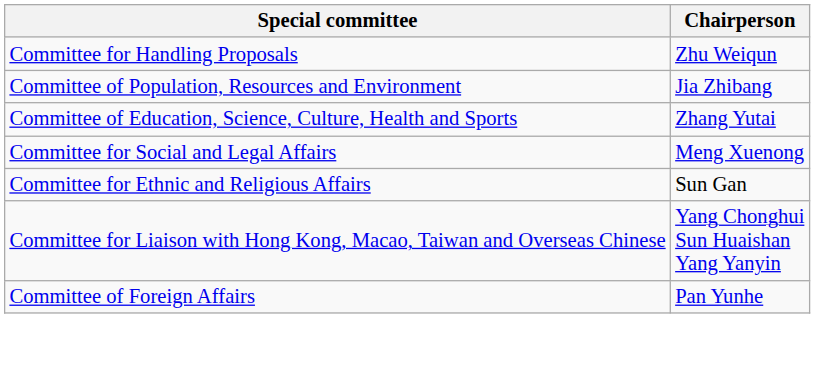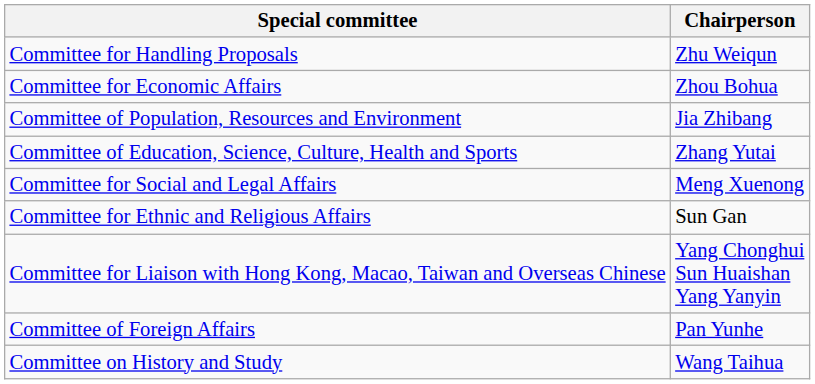+ row: (145, 86)
+ row: (146, 361)
